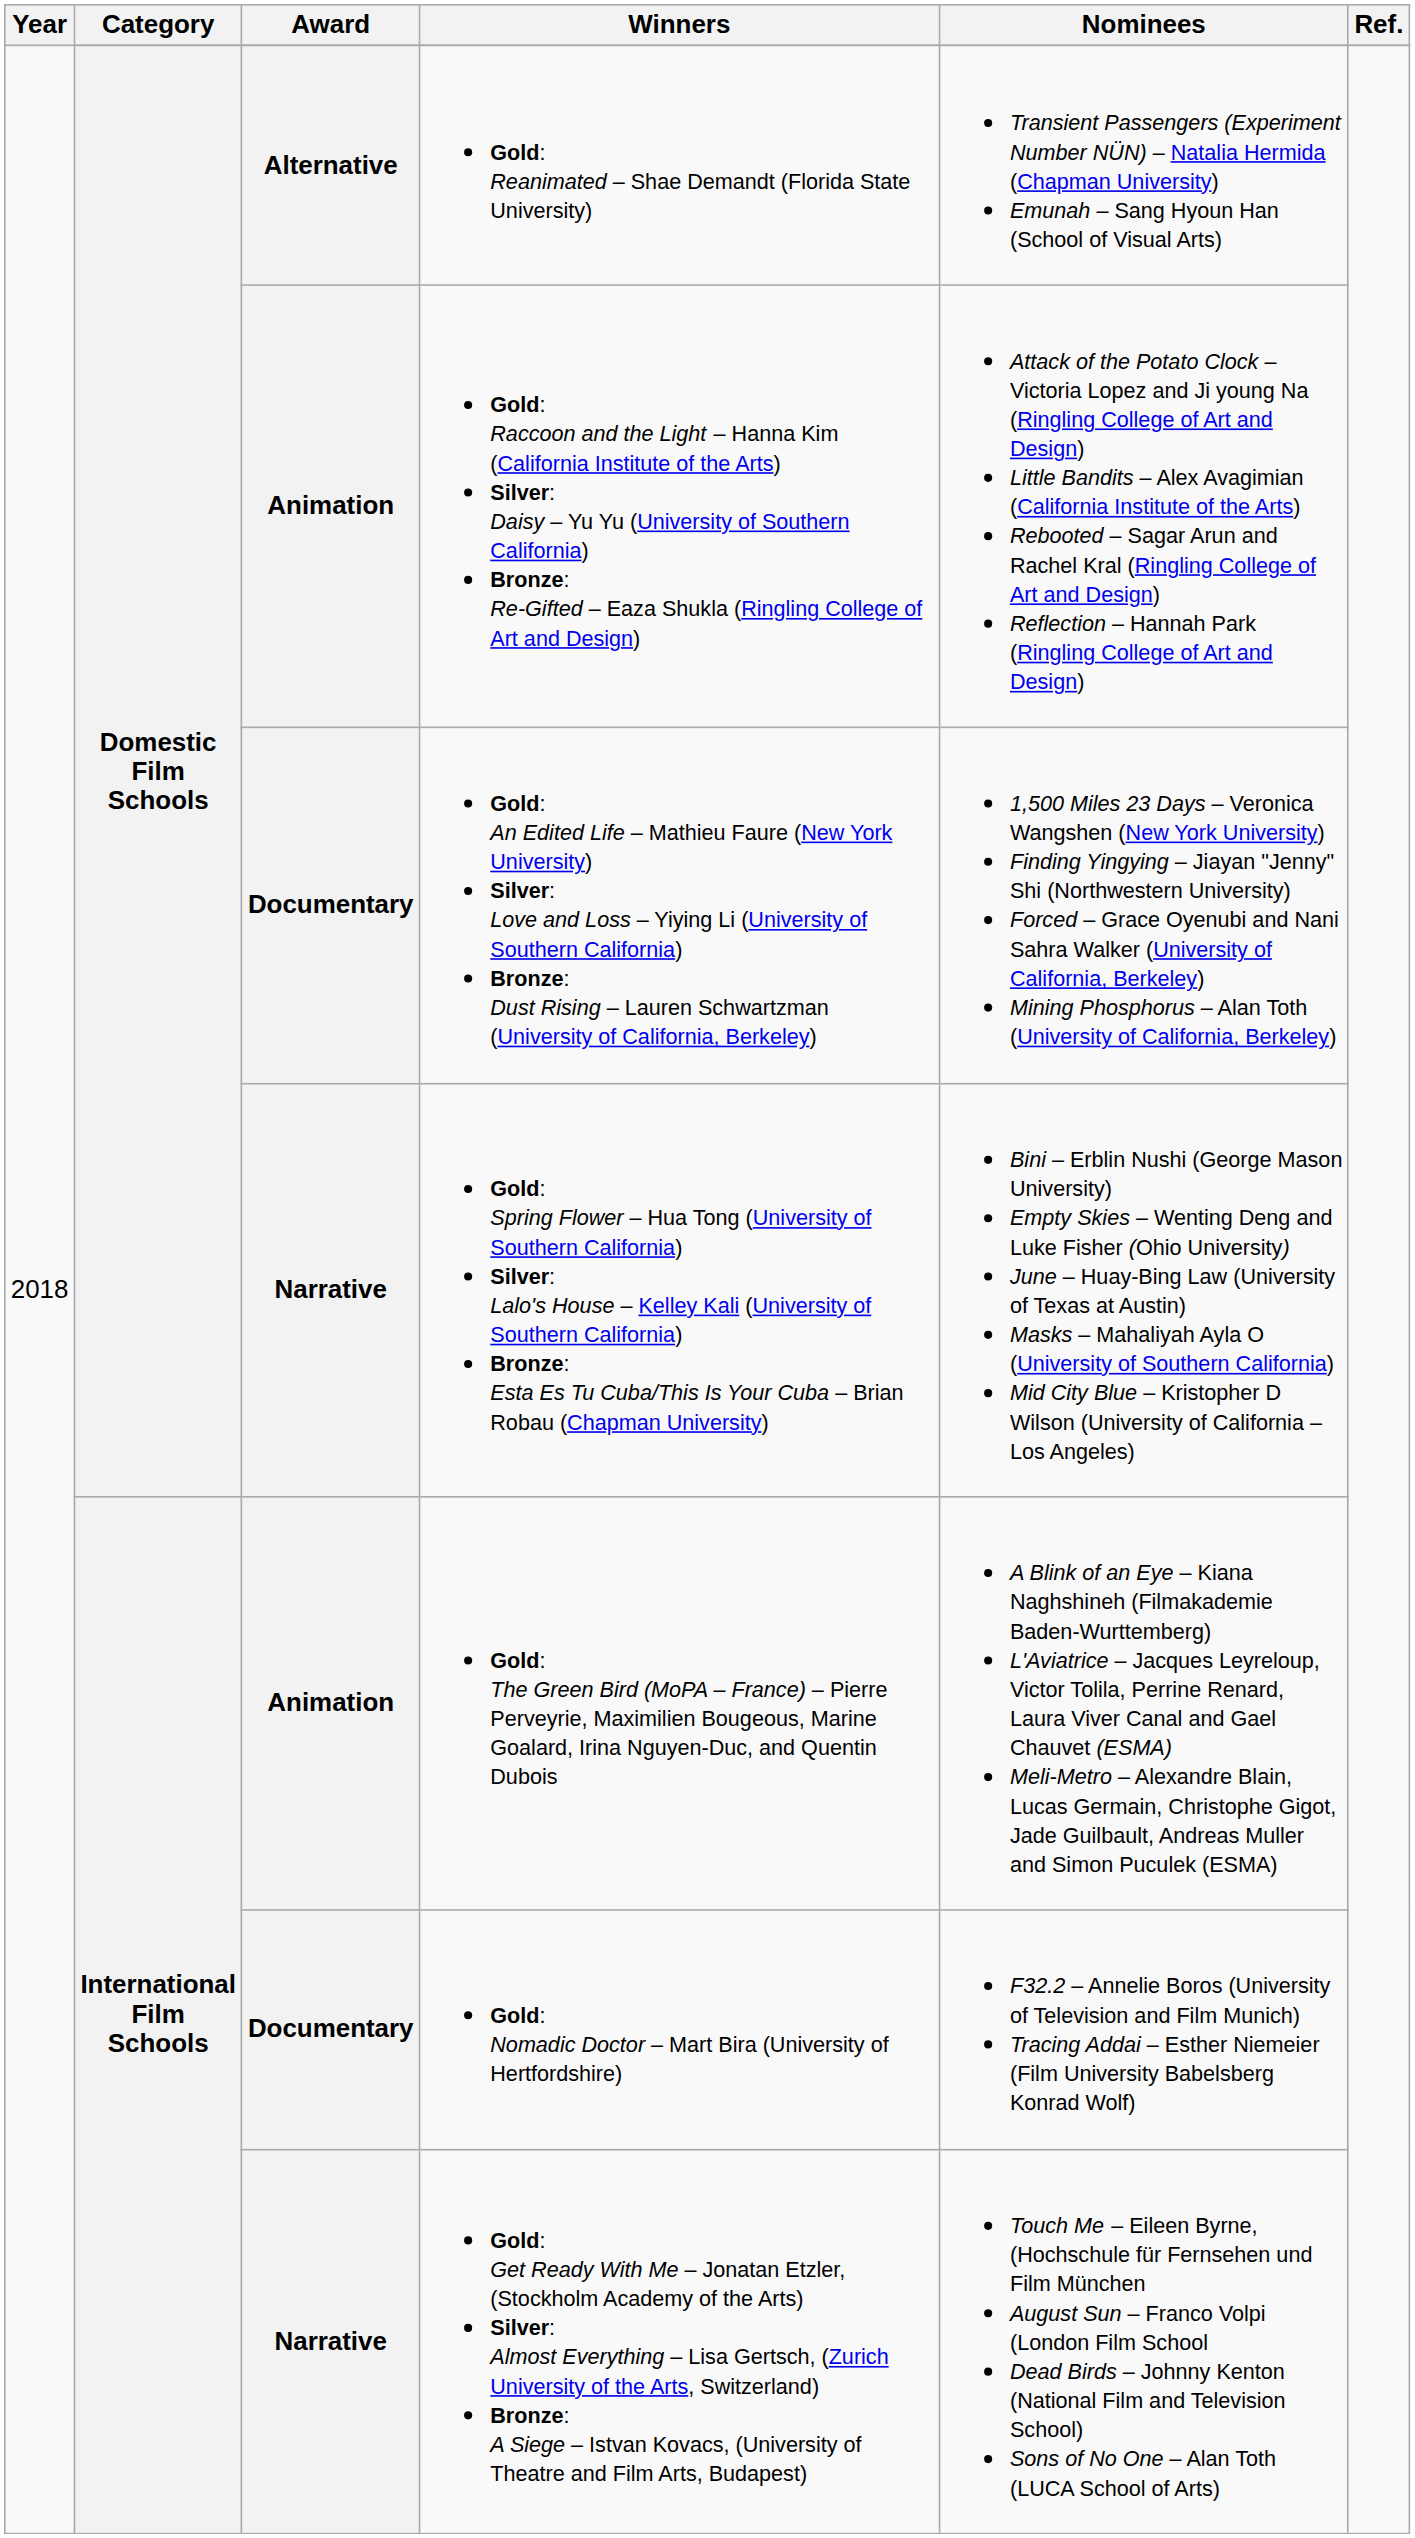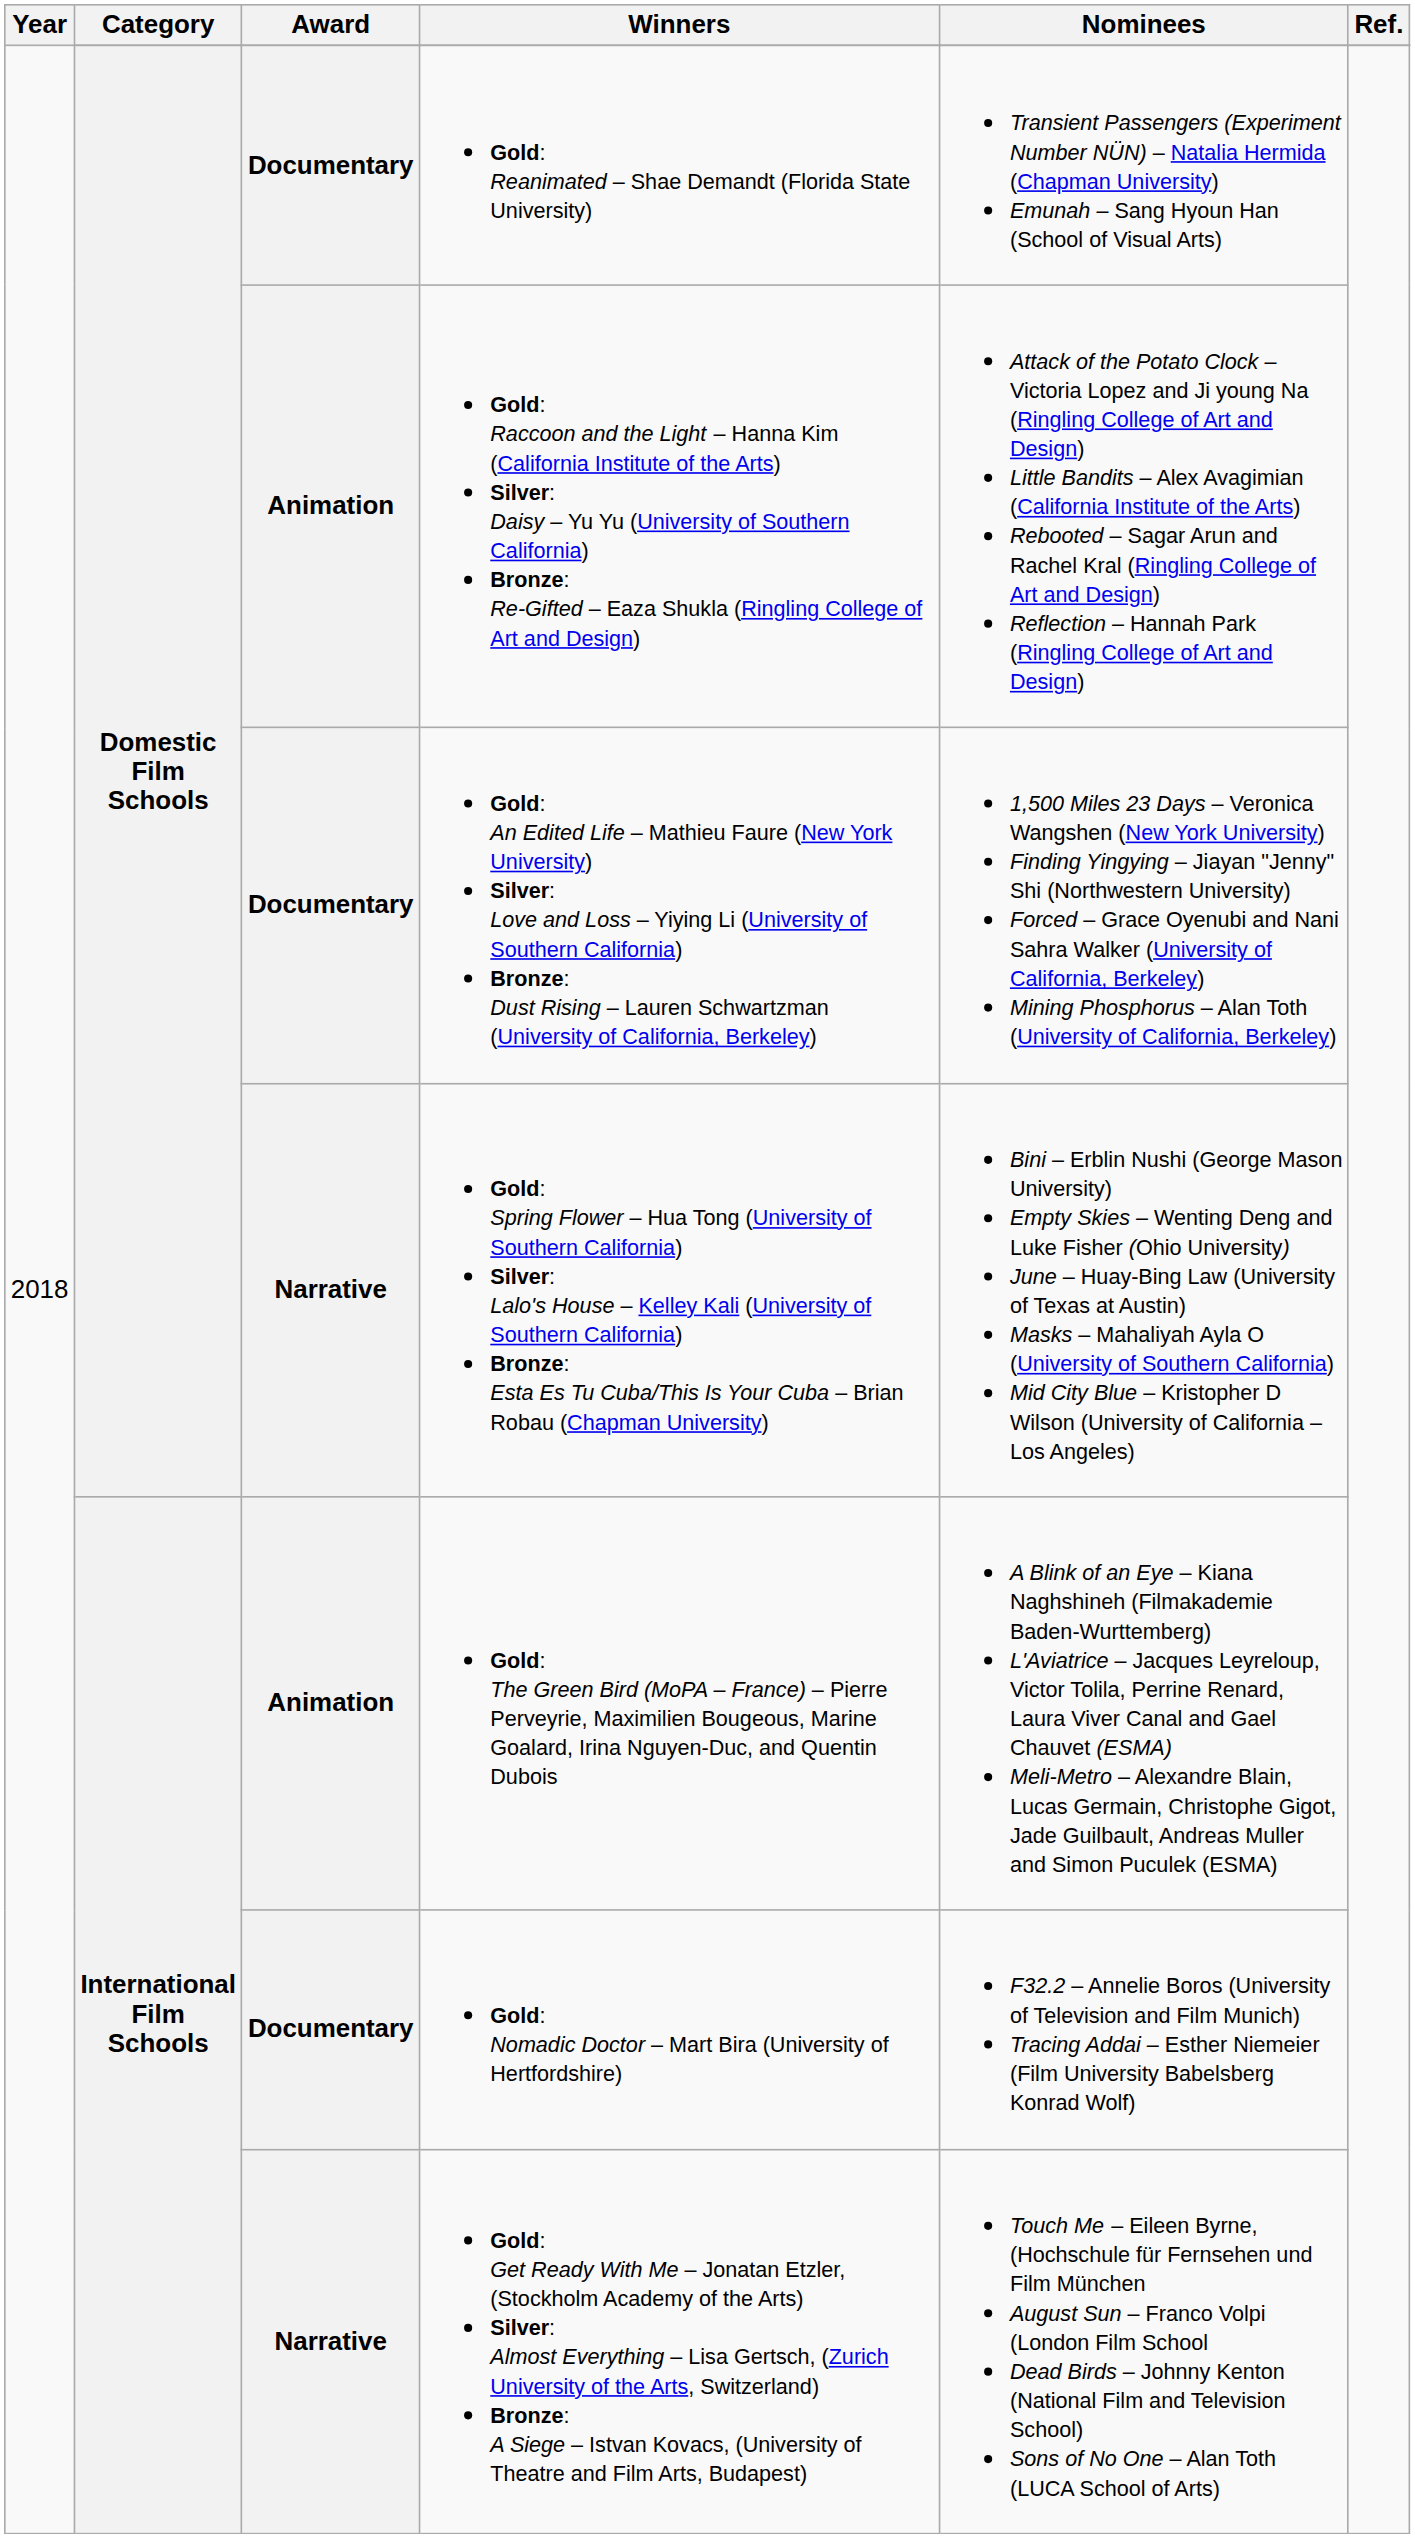(331, 164) Alternative -> (331, 164) Documentary
